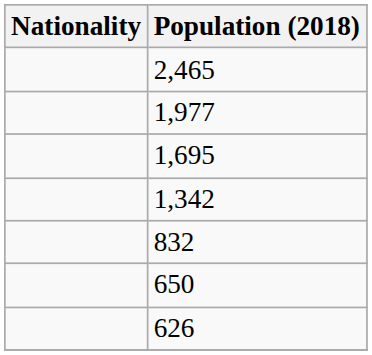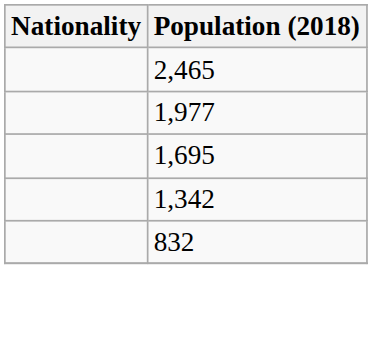- row: (174, 284)
- row: (174, 328)
